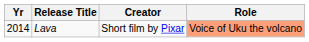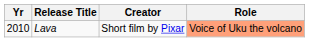(18, 28) 2014 -> (18, 28) 2010
